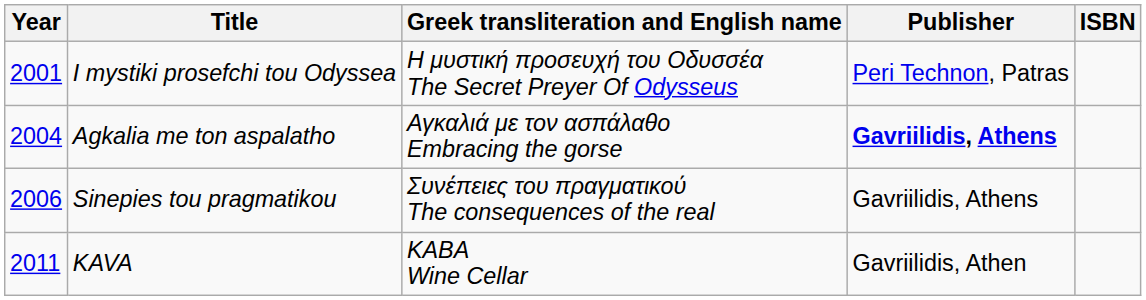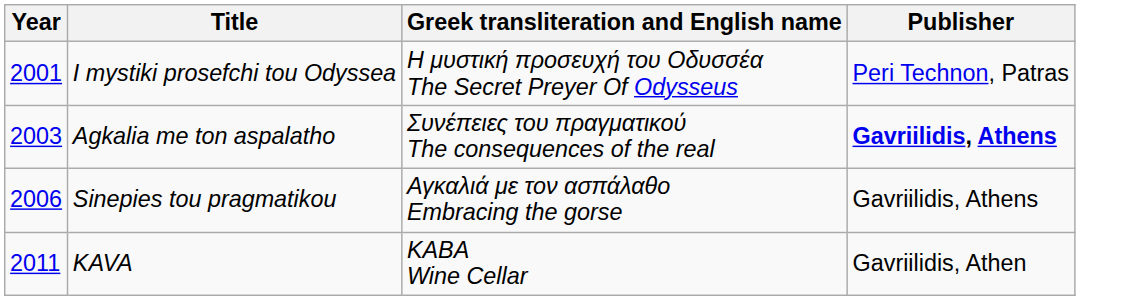- column: (1108, 23)
(36, 136) 2004 -> (36, 136) 2003
(539, 136) Αγκαλιά με τον ασπάλαθο Embracing the gorse -> (561, 136) Συνέπειες του πραγματικού The consequences of the real
(561, 199) Συνέπειες του πραγματικού The consequences of the real -> (539, 199) Αγκαλιά με τον ασπάλαθο Embracing the gorse
